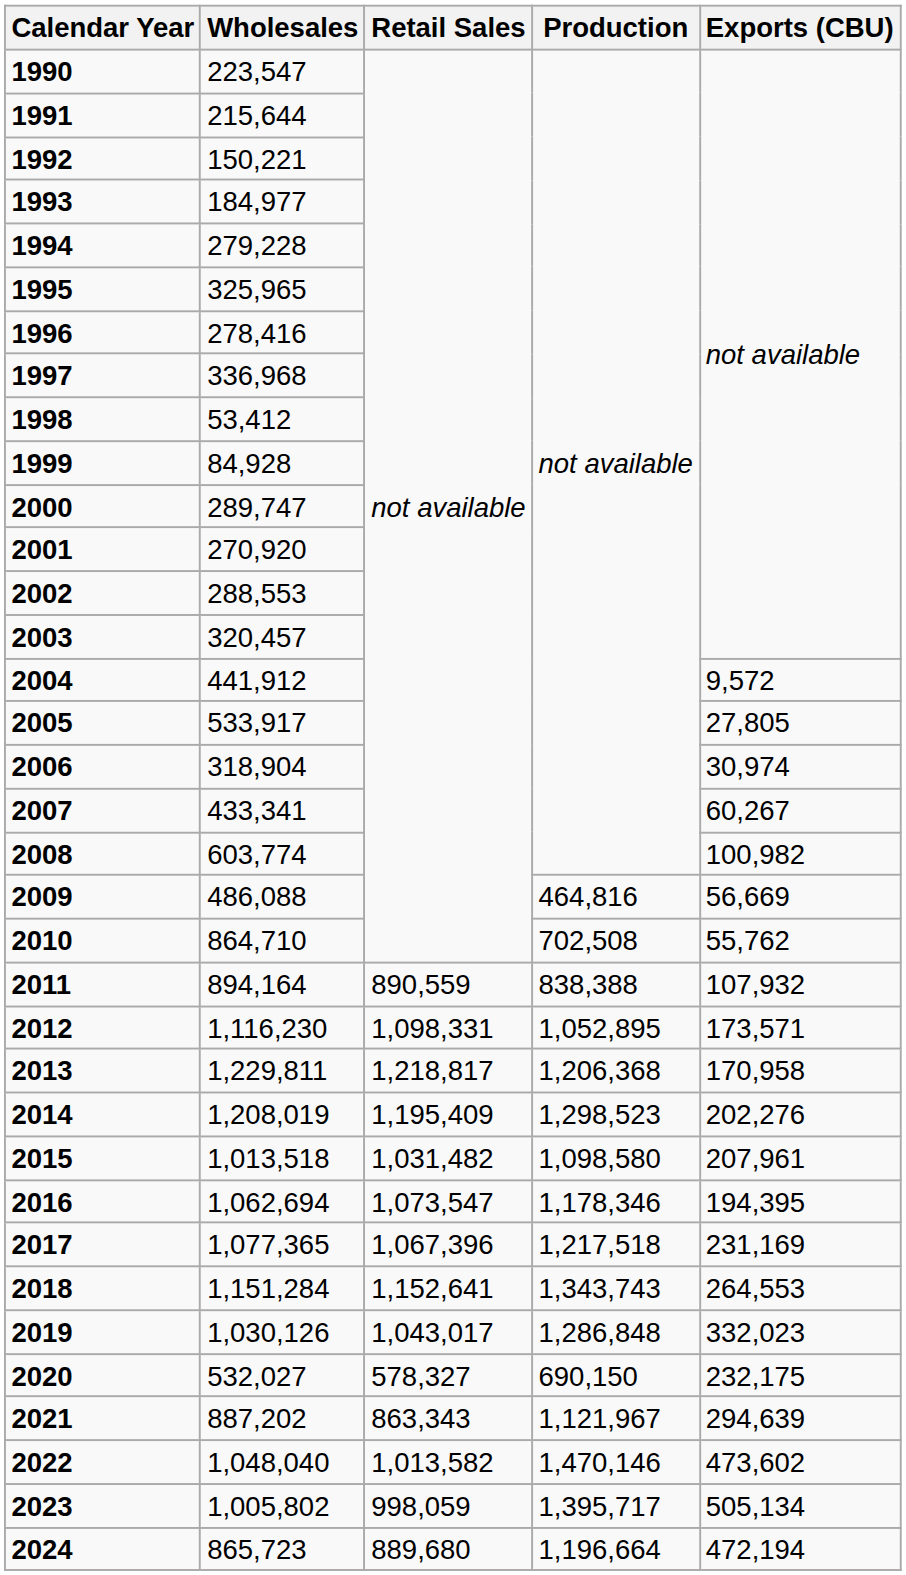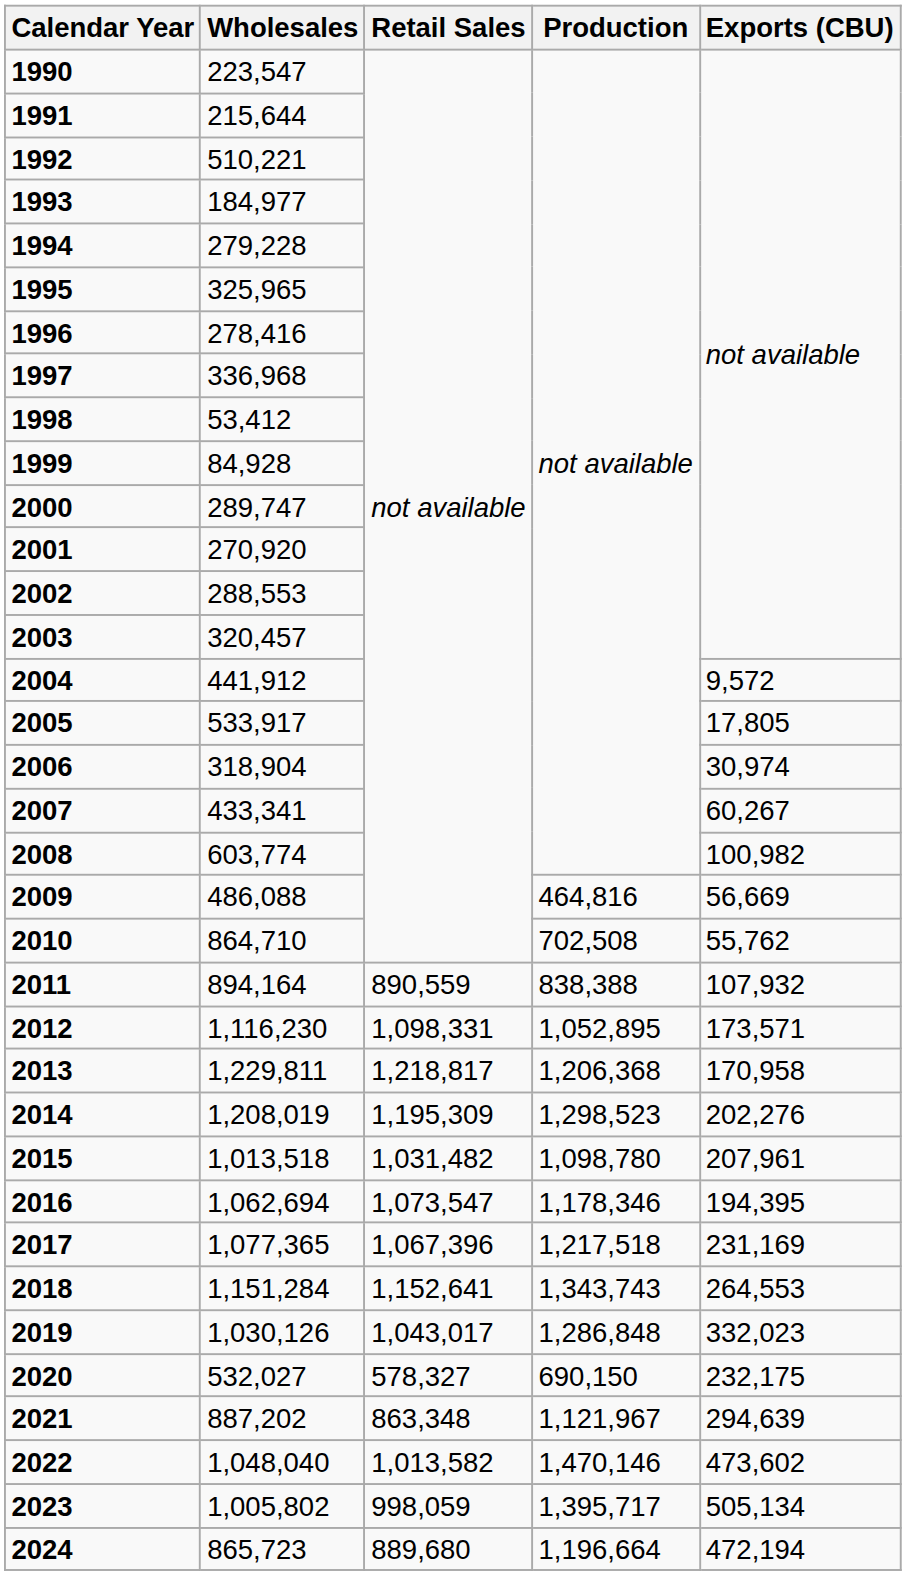(257, 159) 150,221 -> (257, 159) 510,221
(748, 723) 27,805 -> (748, 723) 17,805
(432, 1114) 1,195,409 -> (432, 1114) 1,195,309
(600, 1158) 1,098,580 -> (600, 1158) 1,098,780
(421, 1419) 863,343 -> (421, 1419) 863,348
